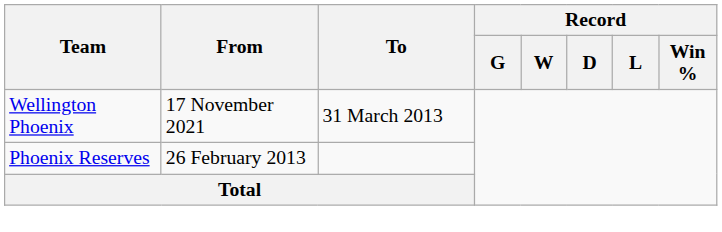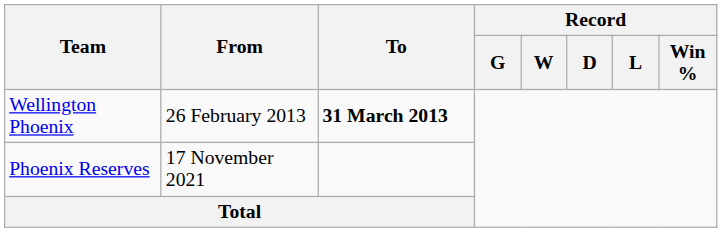(220, 115) 17 November 2021 -> (236, 115) 26 February 2013
(383, 115) normal -> (385, 115) bold
(236, 158) 26 February 2013 -> (220, 169) 17 November 2021
